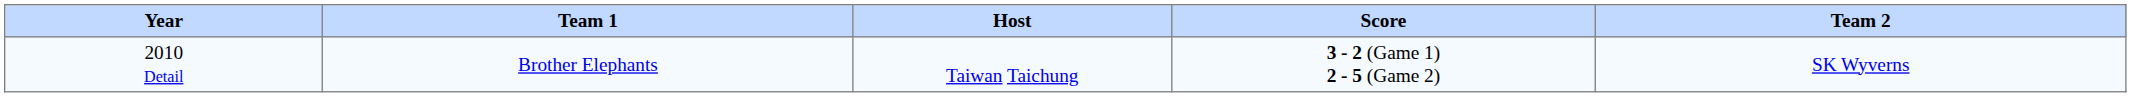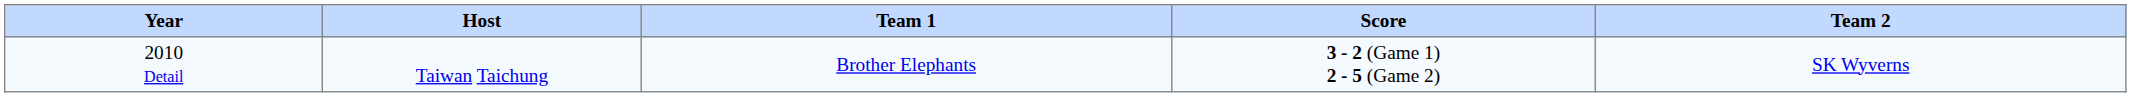columns swapped: (1012, 20) <-> (588, 20)
